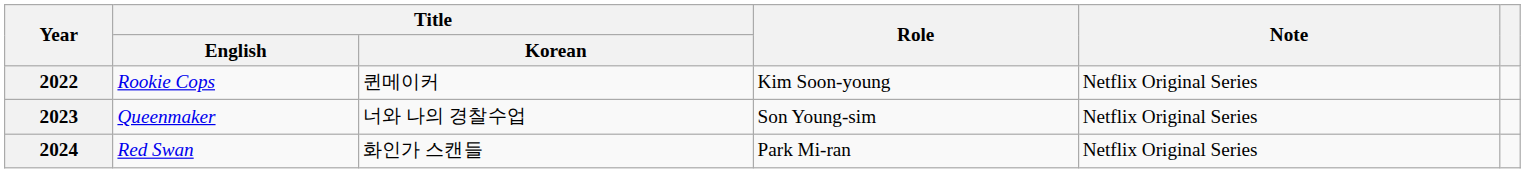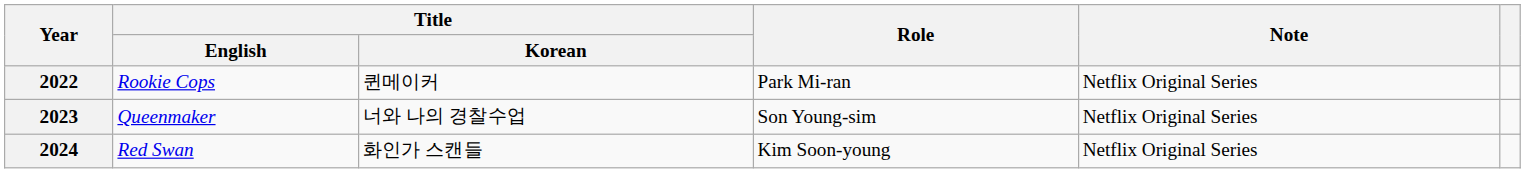(824, 82) Kim Soon-young -> (804, 82) Park Mi-ran
(804, 150) Park Mi-ran -> (824, 150) Kim Soon-young
